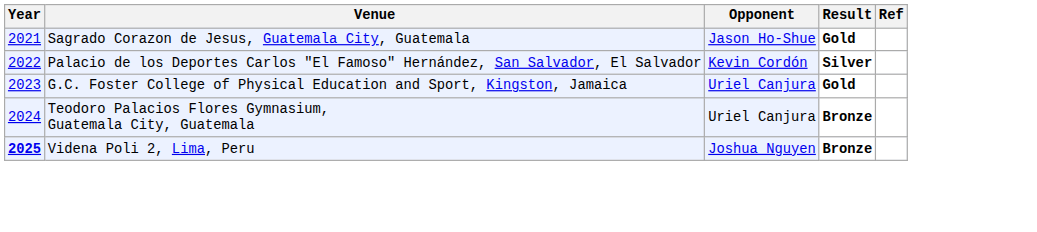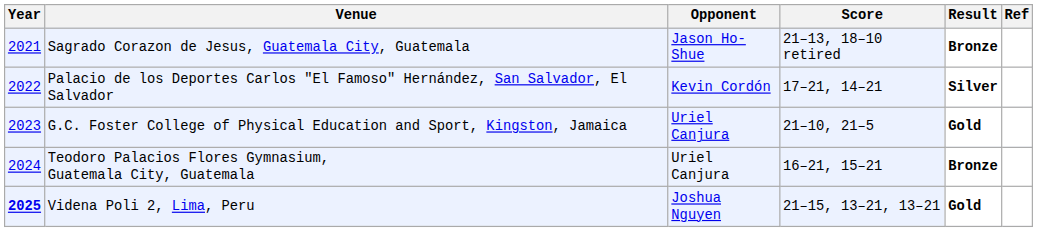+ column: (862, 16)
(839, 39) Gold -> (973, 47) Bronze
(847, 148) Bronze -> (965, 206) Gold
